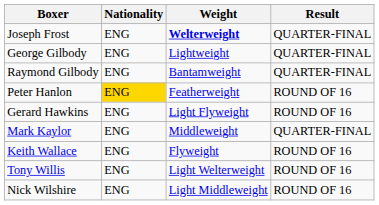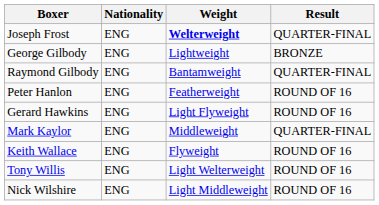(322, 53) QUARTER-FINAL -> (298, 53) BRONZE
(117, 92) gold background -> (117, 92) no background
